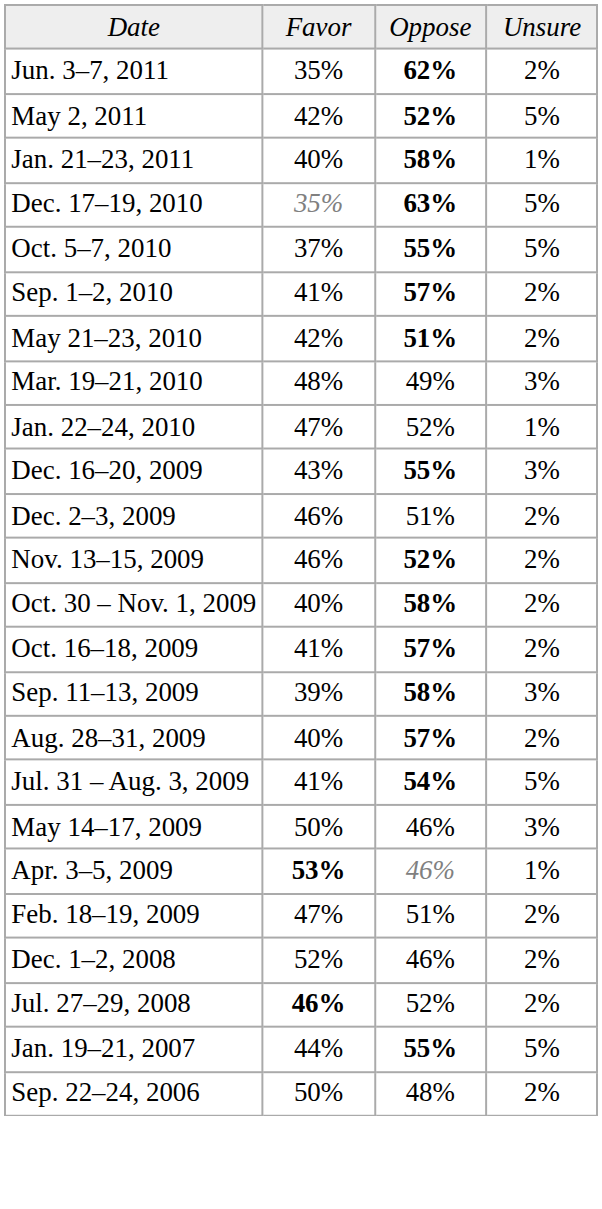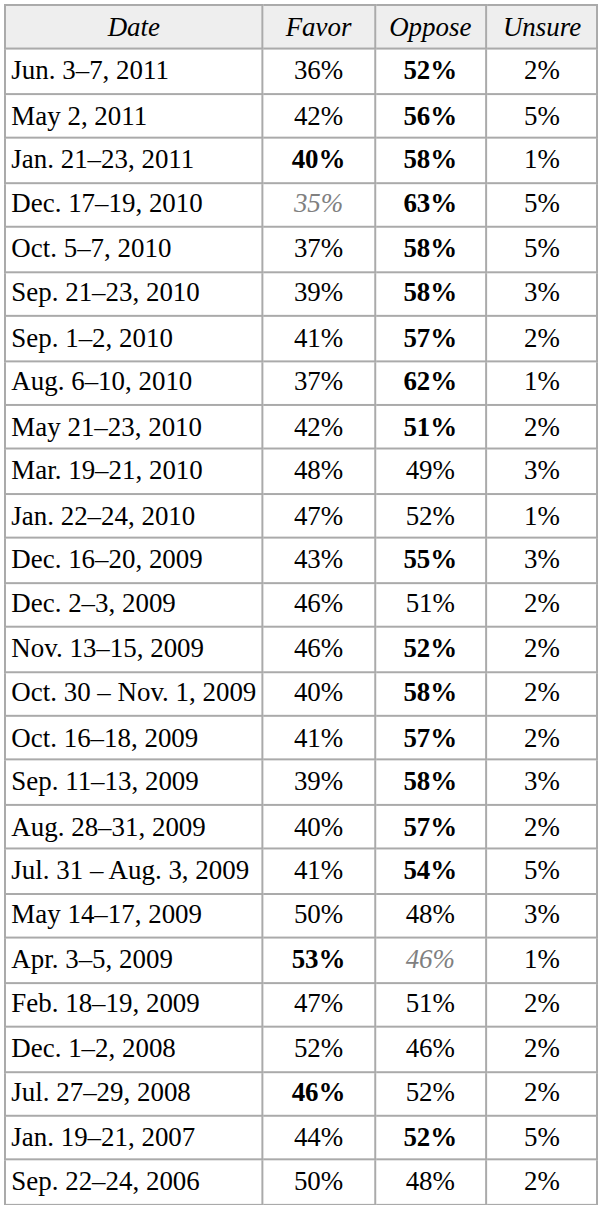(319, 70) 35% -> (319, 70) 36%
(430, 70) 62% -> (430, 70) 52%
(430, 115) 52% -> (430, 115) 56%
(319, 159) normal -> (319, 159) bold
(430, 248) 55% -> (430, 248) 58%
+ row: (106, 292)
+ row: (102, 381)
(430, 825) 46% -> (430, 914) 48%
(430, 1048) 55% -> (430, 1136) 52%
